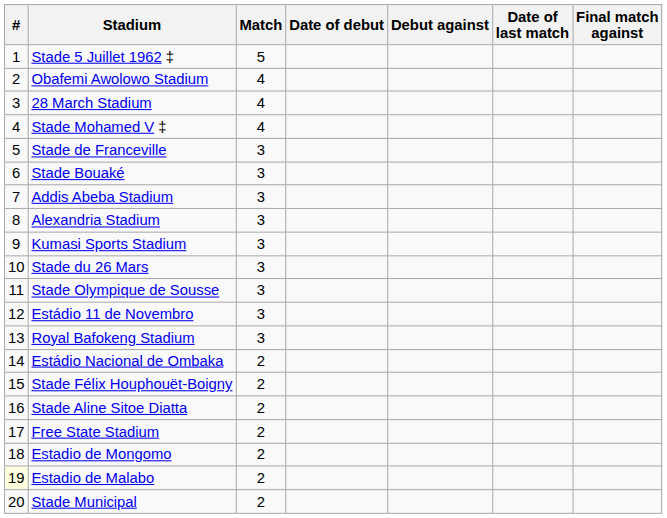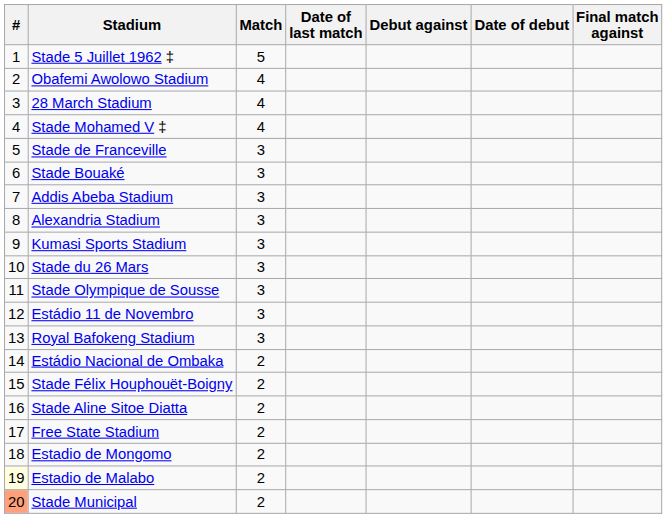columns swapped: (337, 25) <-> (533, 25)
(16, 502) no background -> (16, 502) lightsalmon background
